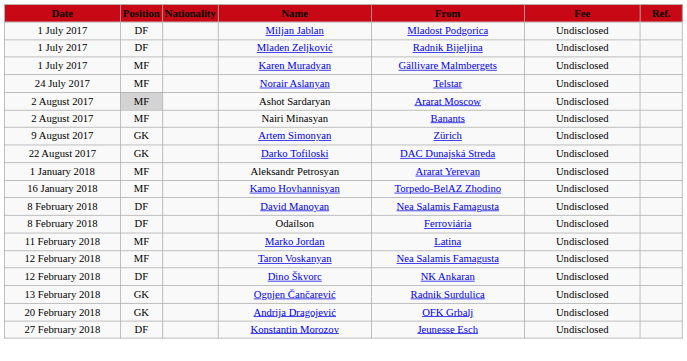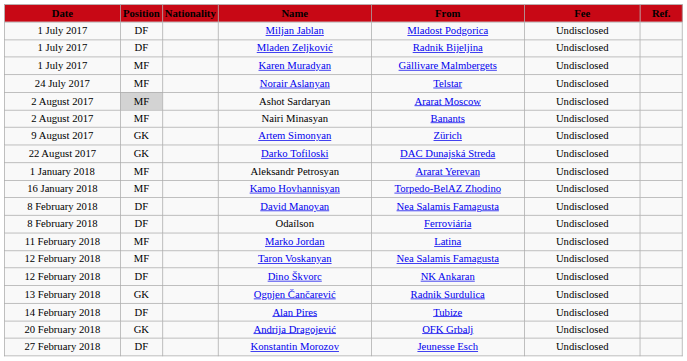+ row: (295, 312)
